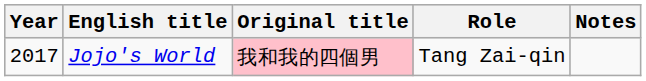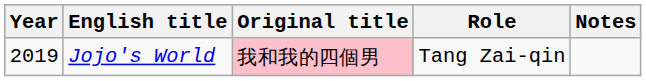(34, 57) 2017 -> (34, 57) 2019
